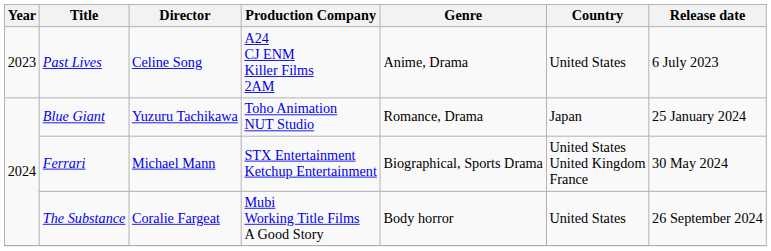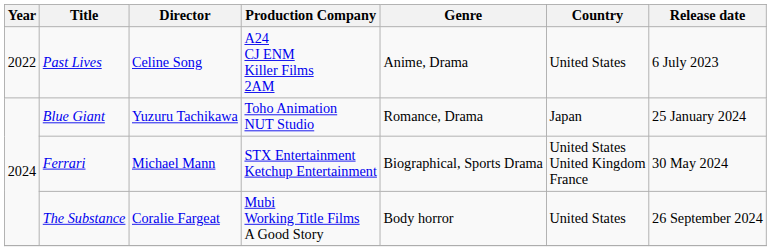(22, 62) 2023 -> (22, 62) 2022
